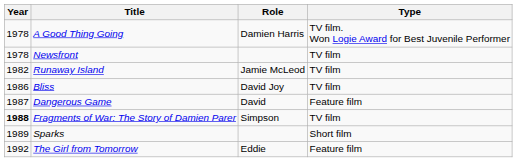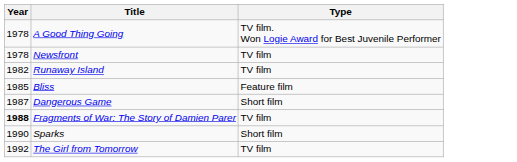- column: (273, 12)
(18, 86) 1986 -> (18, 86) 1985
(325, 86) TV film -> (267, 86) Feature film
(336, 102) Feature film -> (261, 102) Short film
(18, 133) 1989 -> (18, 133) 1990
(336, 149) Feature film -> (256, 149) TV film
